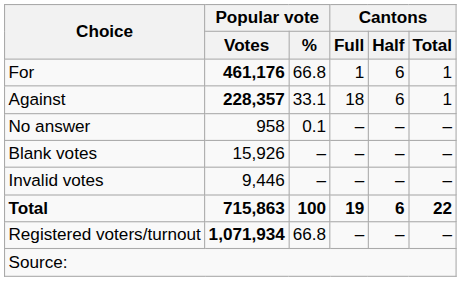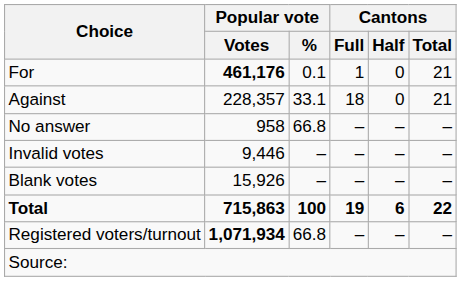(309, 72) 66.8 -> (314, 72) 0.1
(400, 72) 6 -> (400, 72) 0
(447, 72) 1 -> (443, 72) 21
(254, 99) bold -> (254, 99) normal
(400, 99) 6 -> (400, 99) 0
(447, 99) 1 -> (443, 99) 21
(314, 126) 0.1 -> (309, 126) 66.8
rows swapped: (53, 153) <-> (56, 180)
